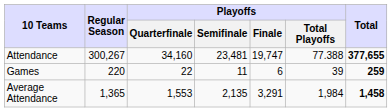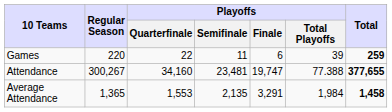rows swapped: (23, 71) <-> (32, 55)
